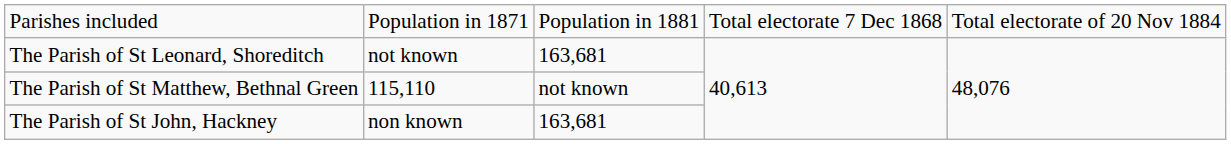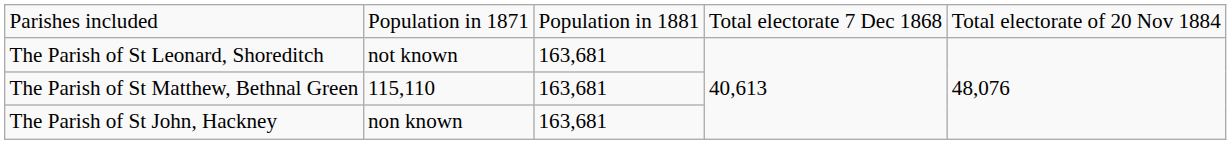(583, 88) not known -> (573, 88) 163,681
